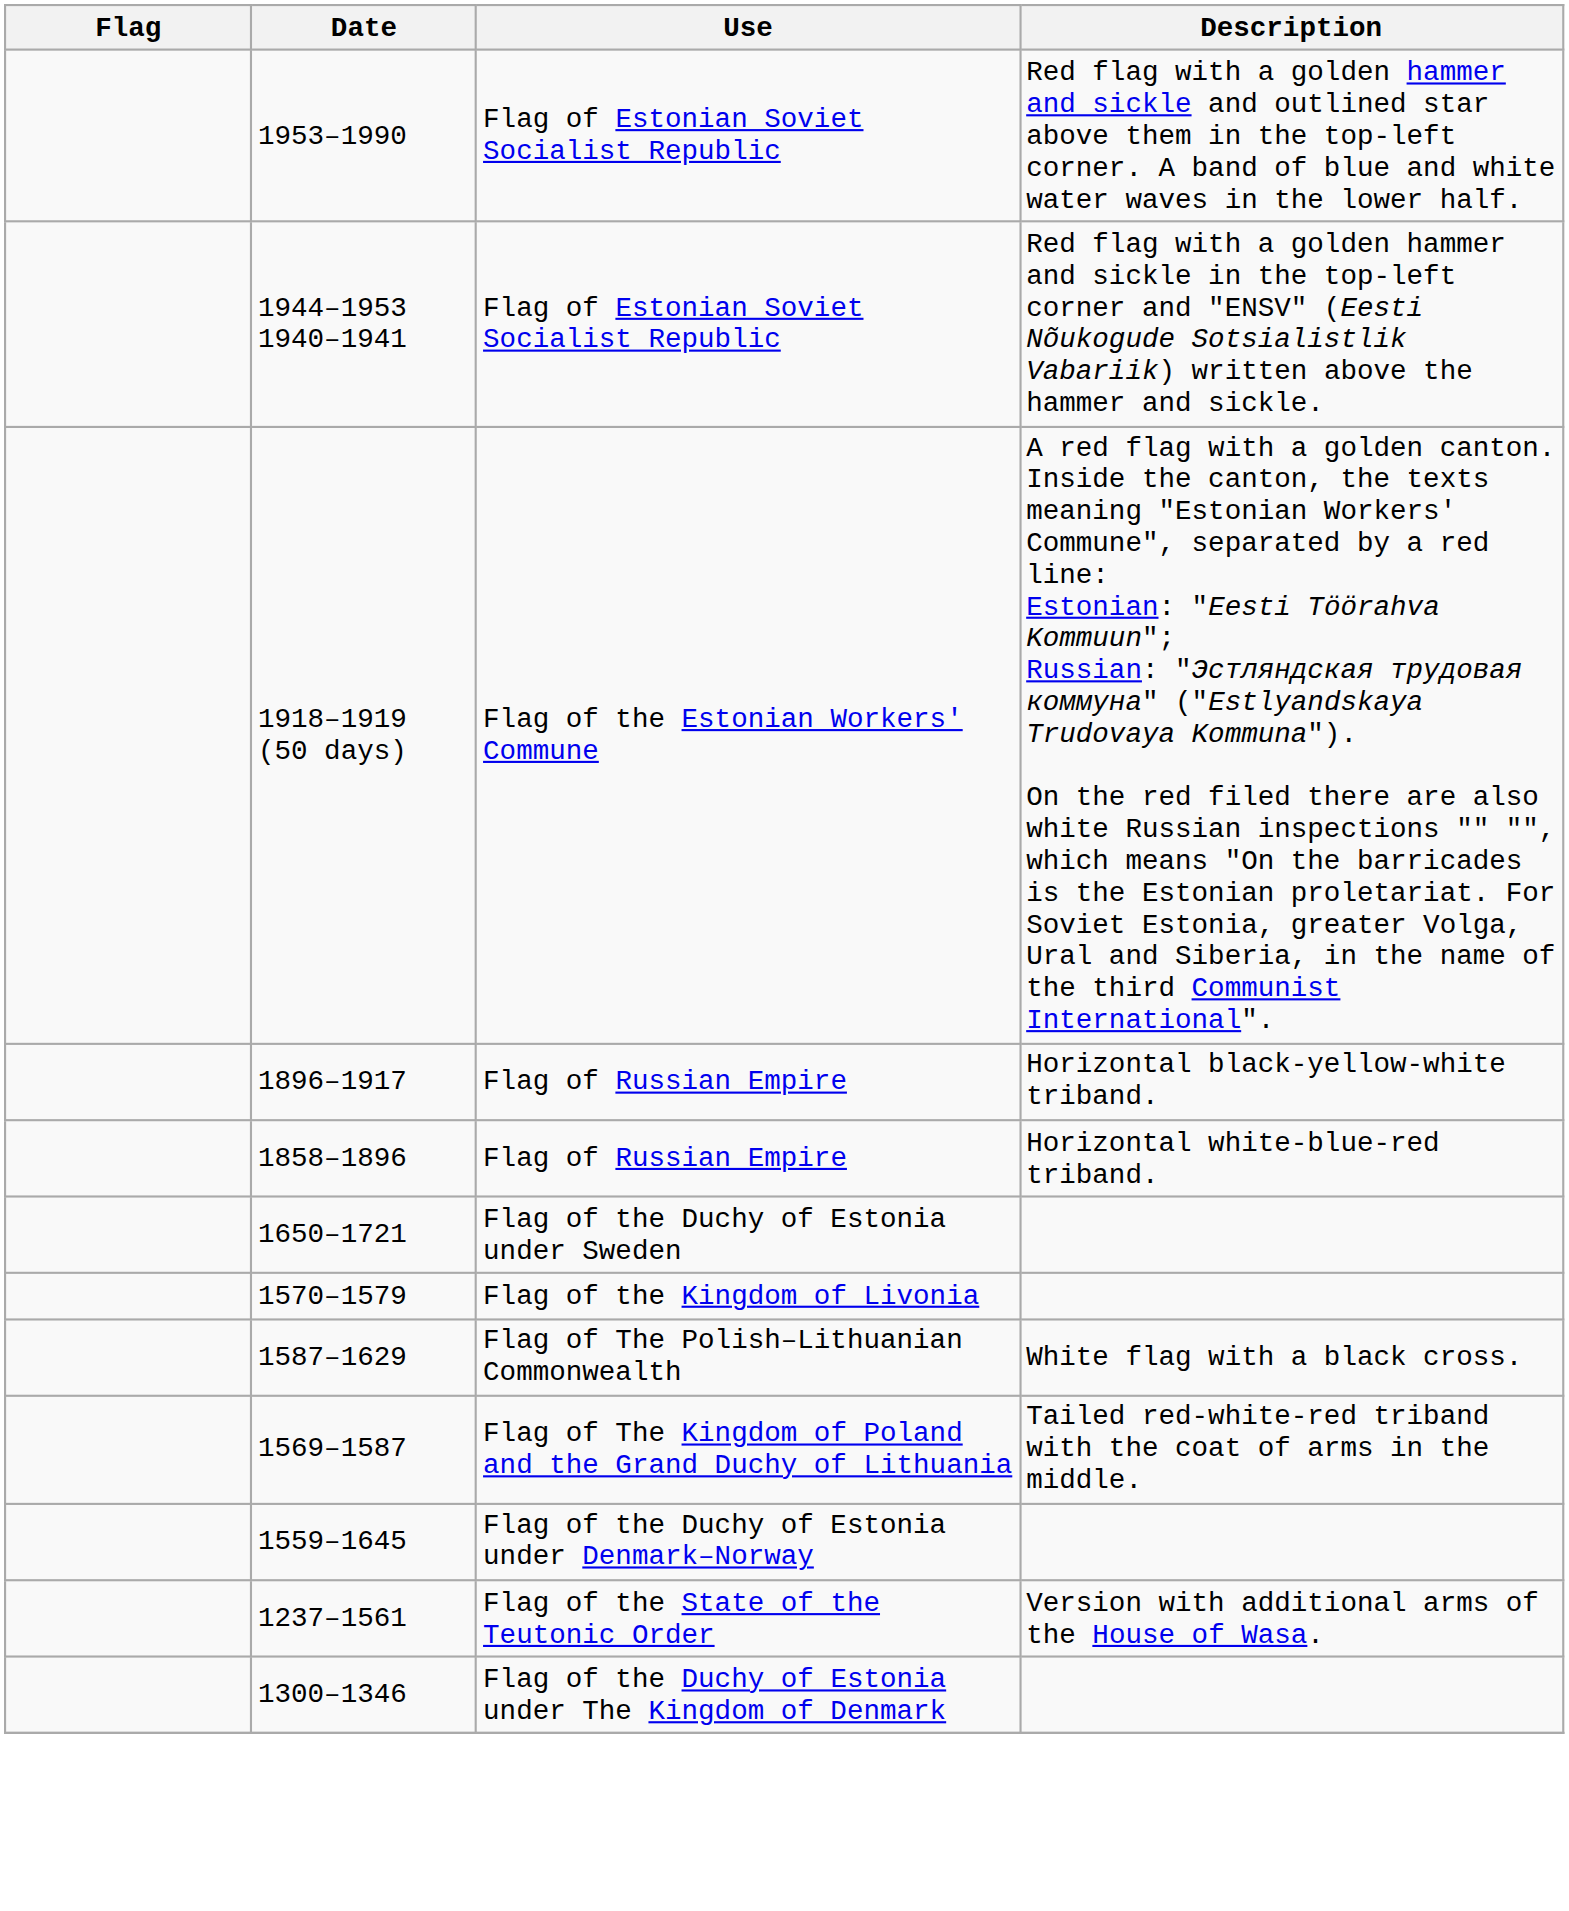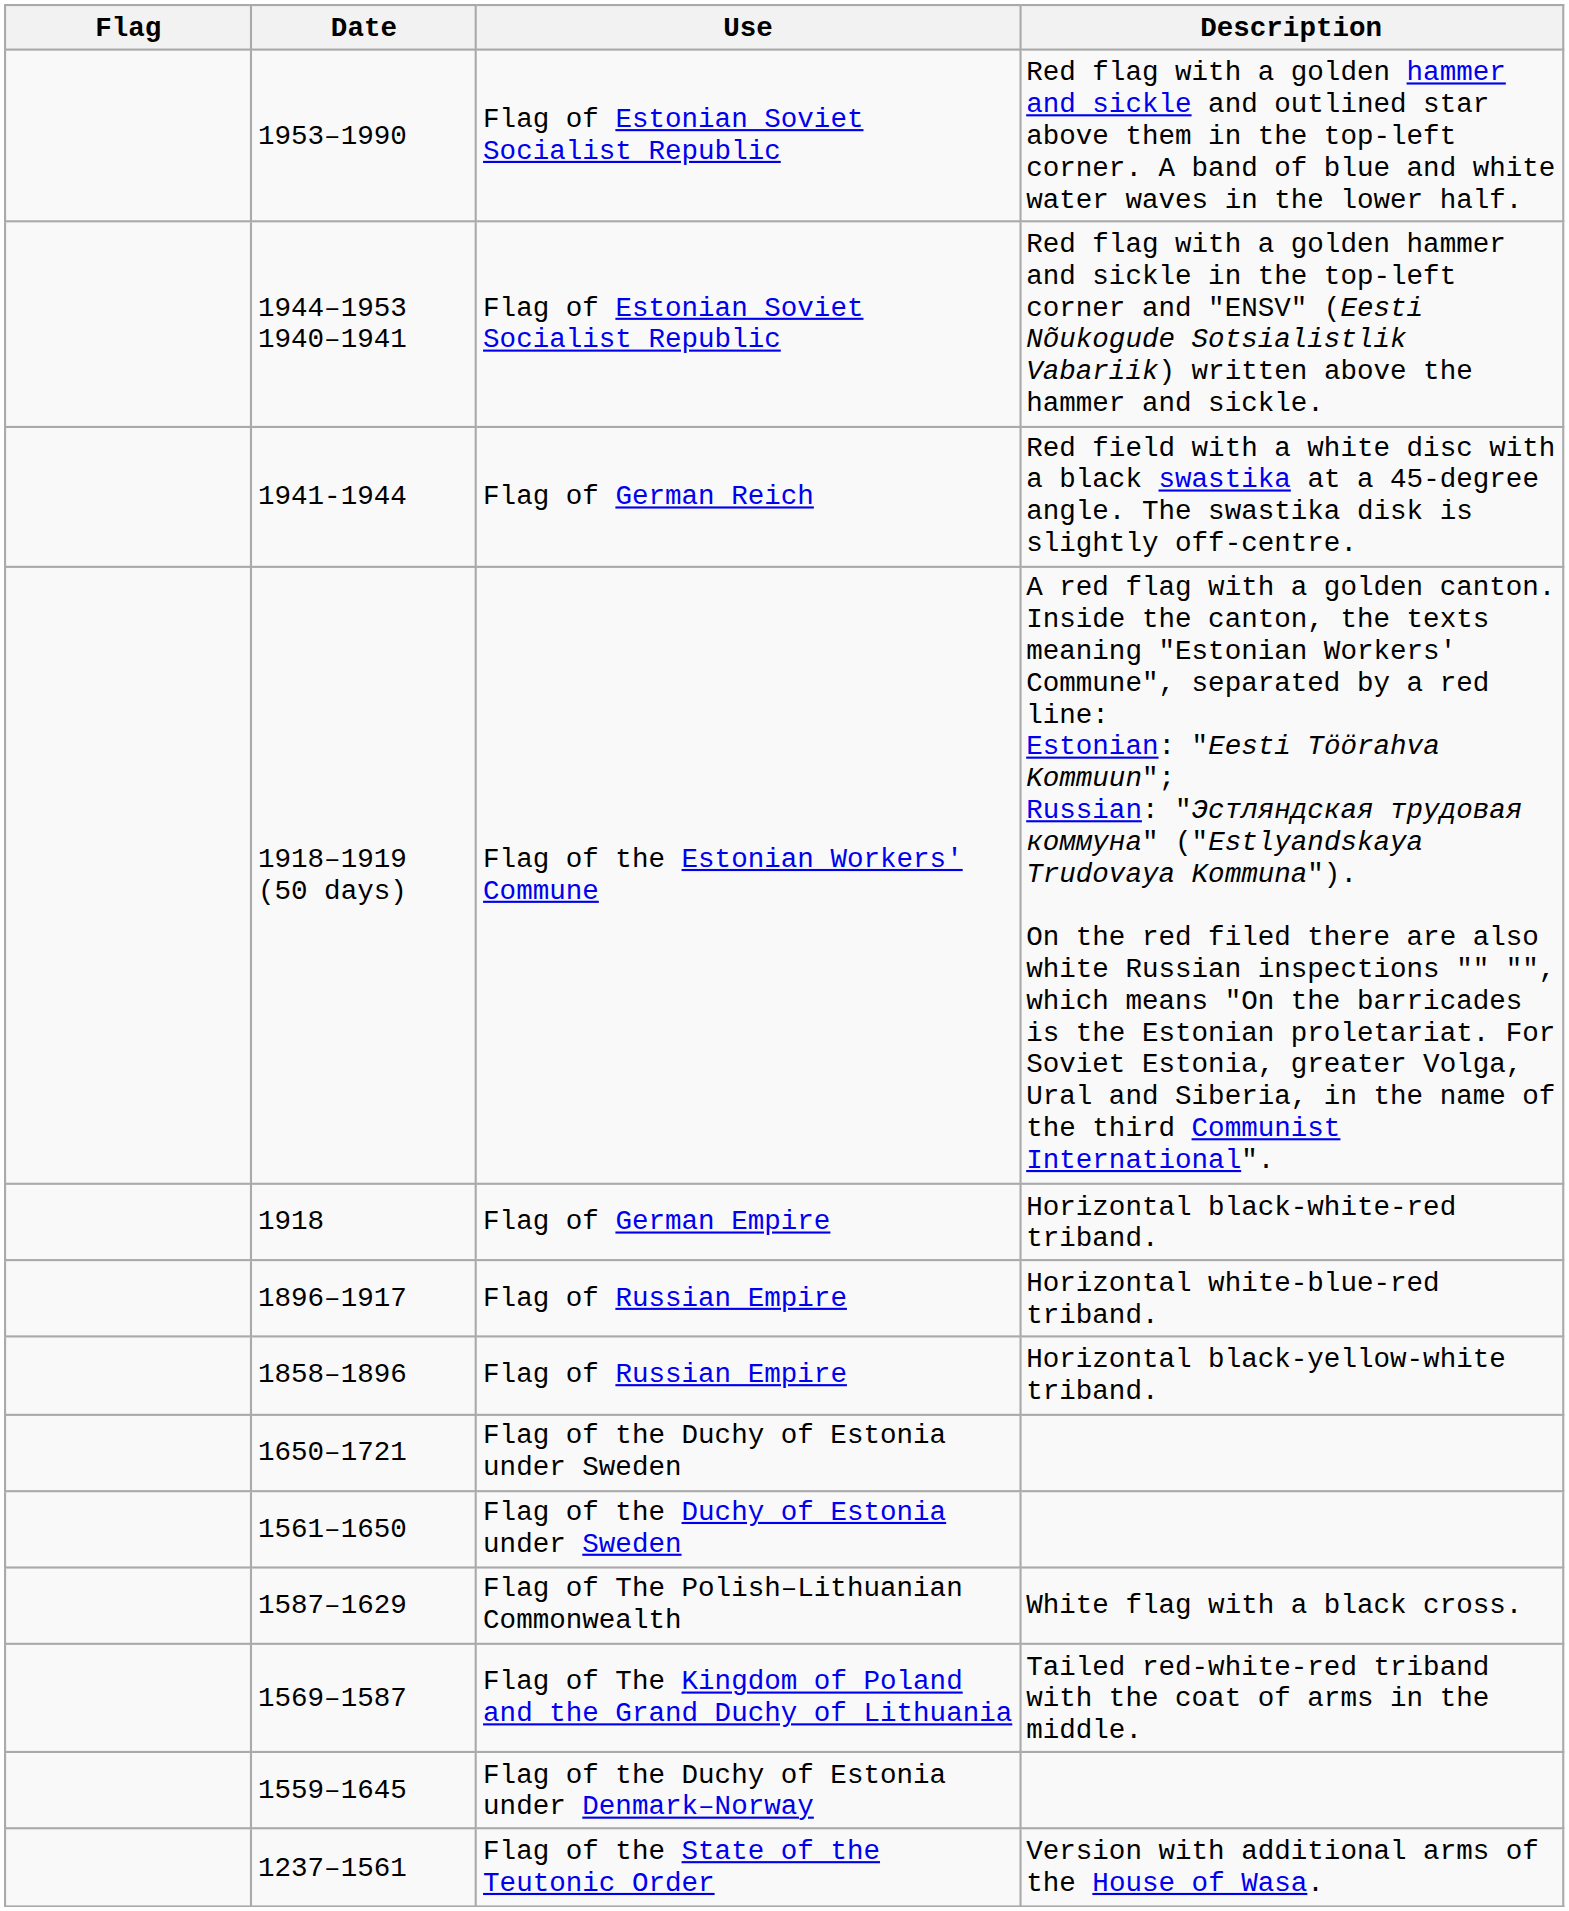+ row: (332, 496)
+ row: (291, 1222)
(1266, 1082) Horizontal black-yellow-white triband. -> (1233, 1299) Horizontal white-blue-red triband.
(1233, 1158) Horizontal white-blue-red triband. -> (1266, 1375) Horizontal black-yellow-white triband.
+ row: (332, 1529)
- row: (332, 1296)
- row: (332, 1695)
